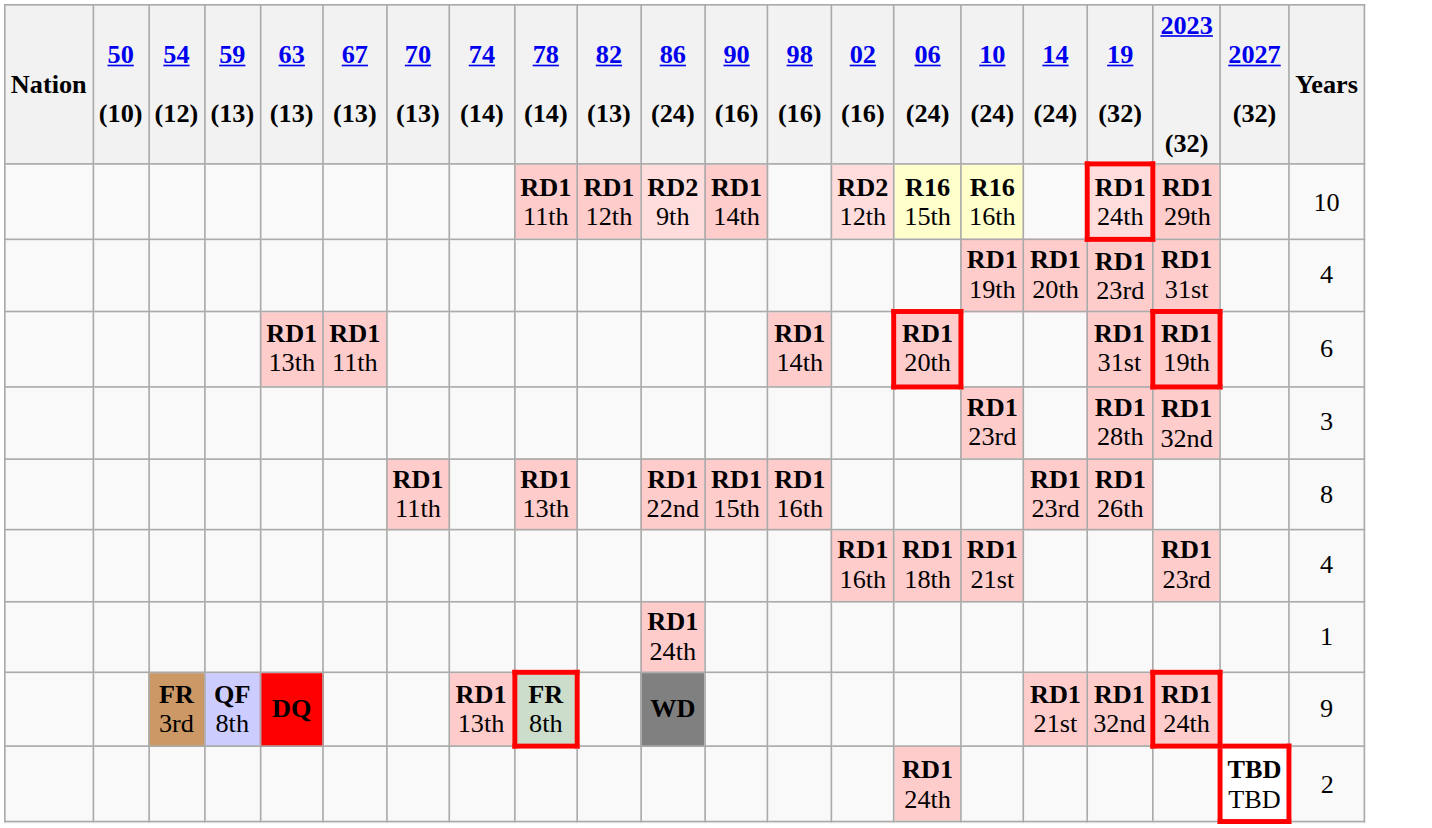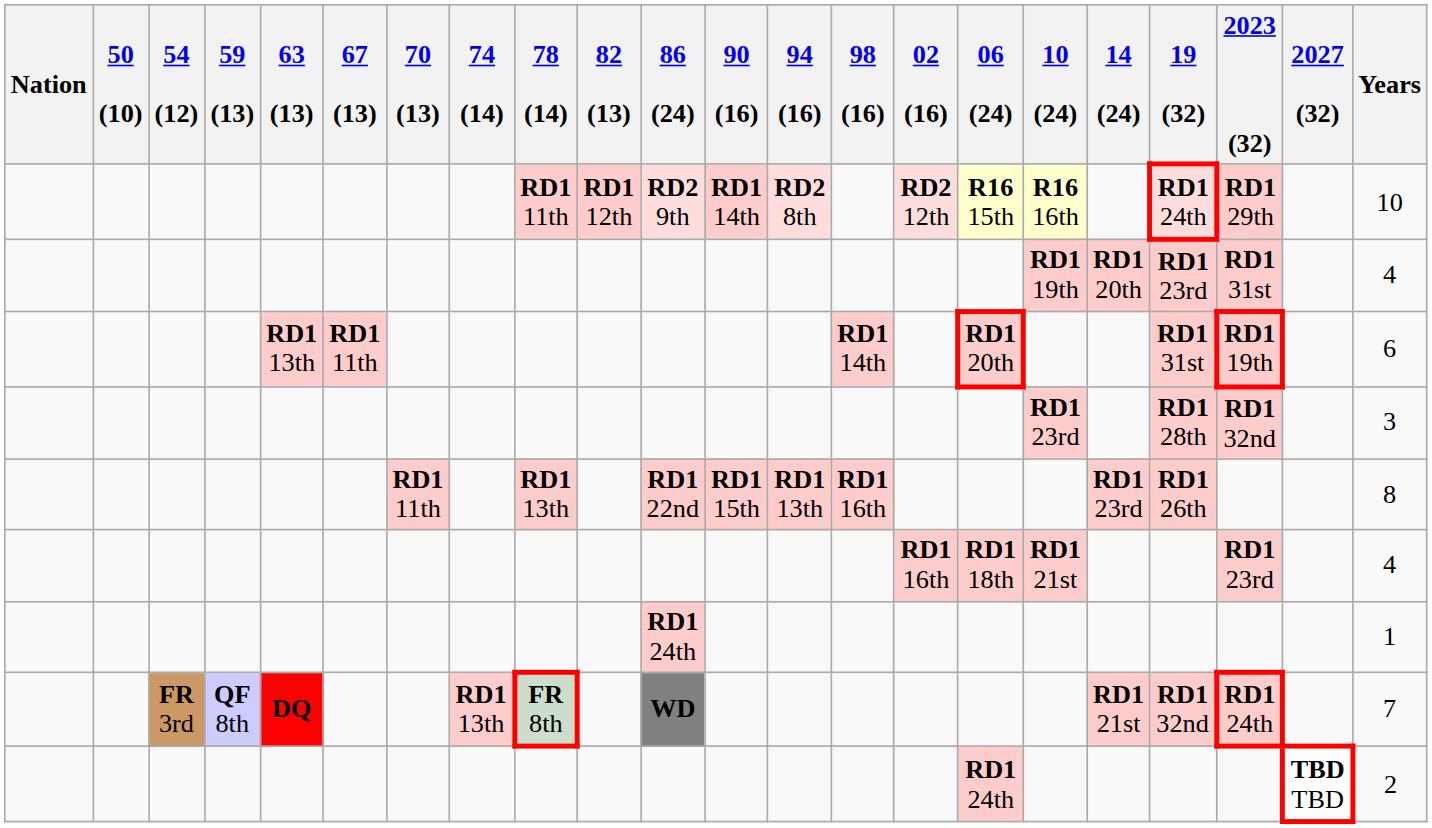+ column: (800, 84)
(1327, 709) 9 -> (1390, 709) 7
